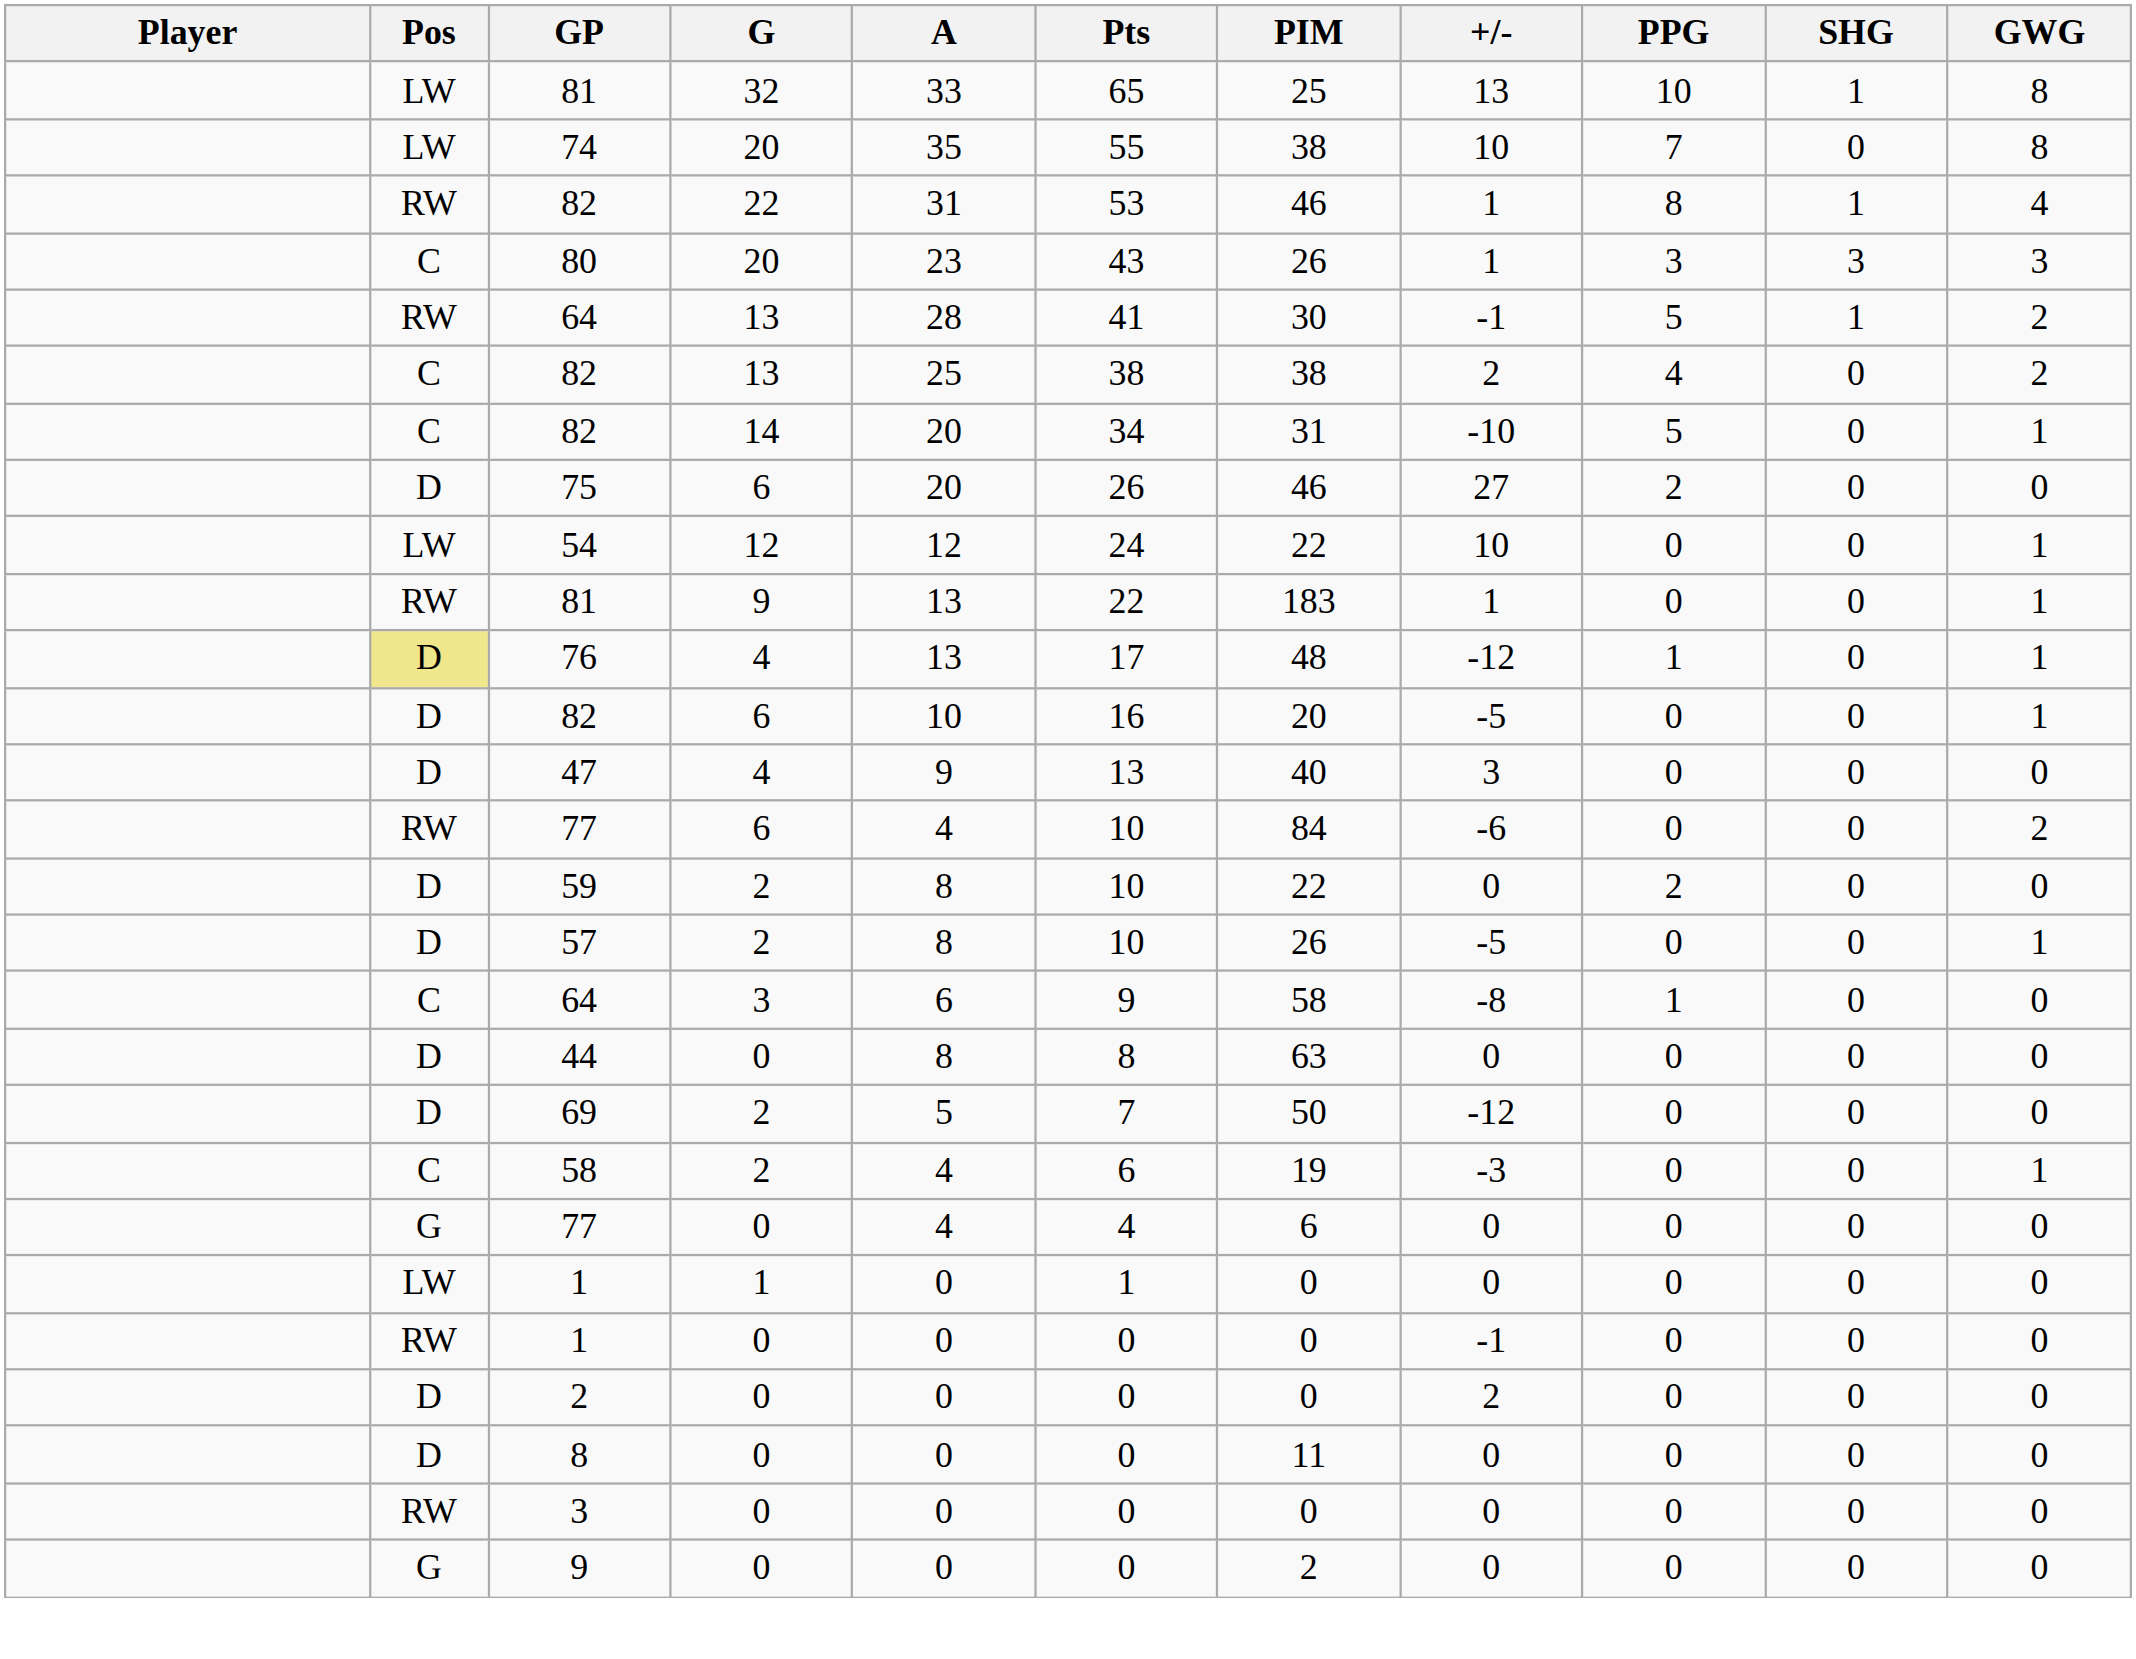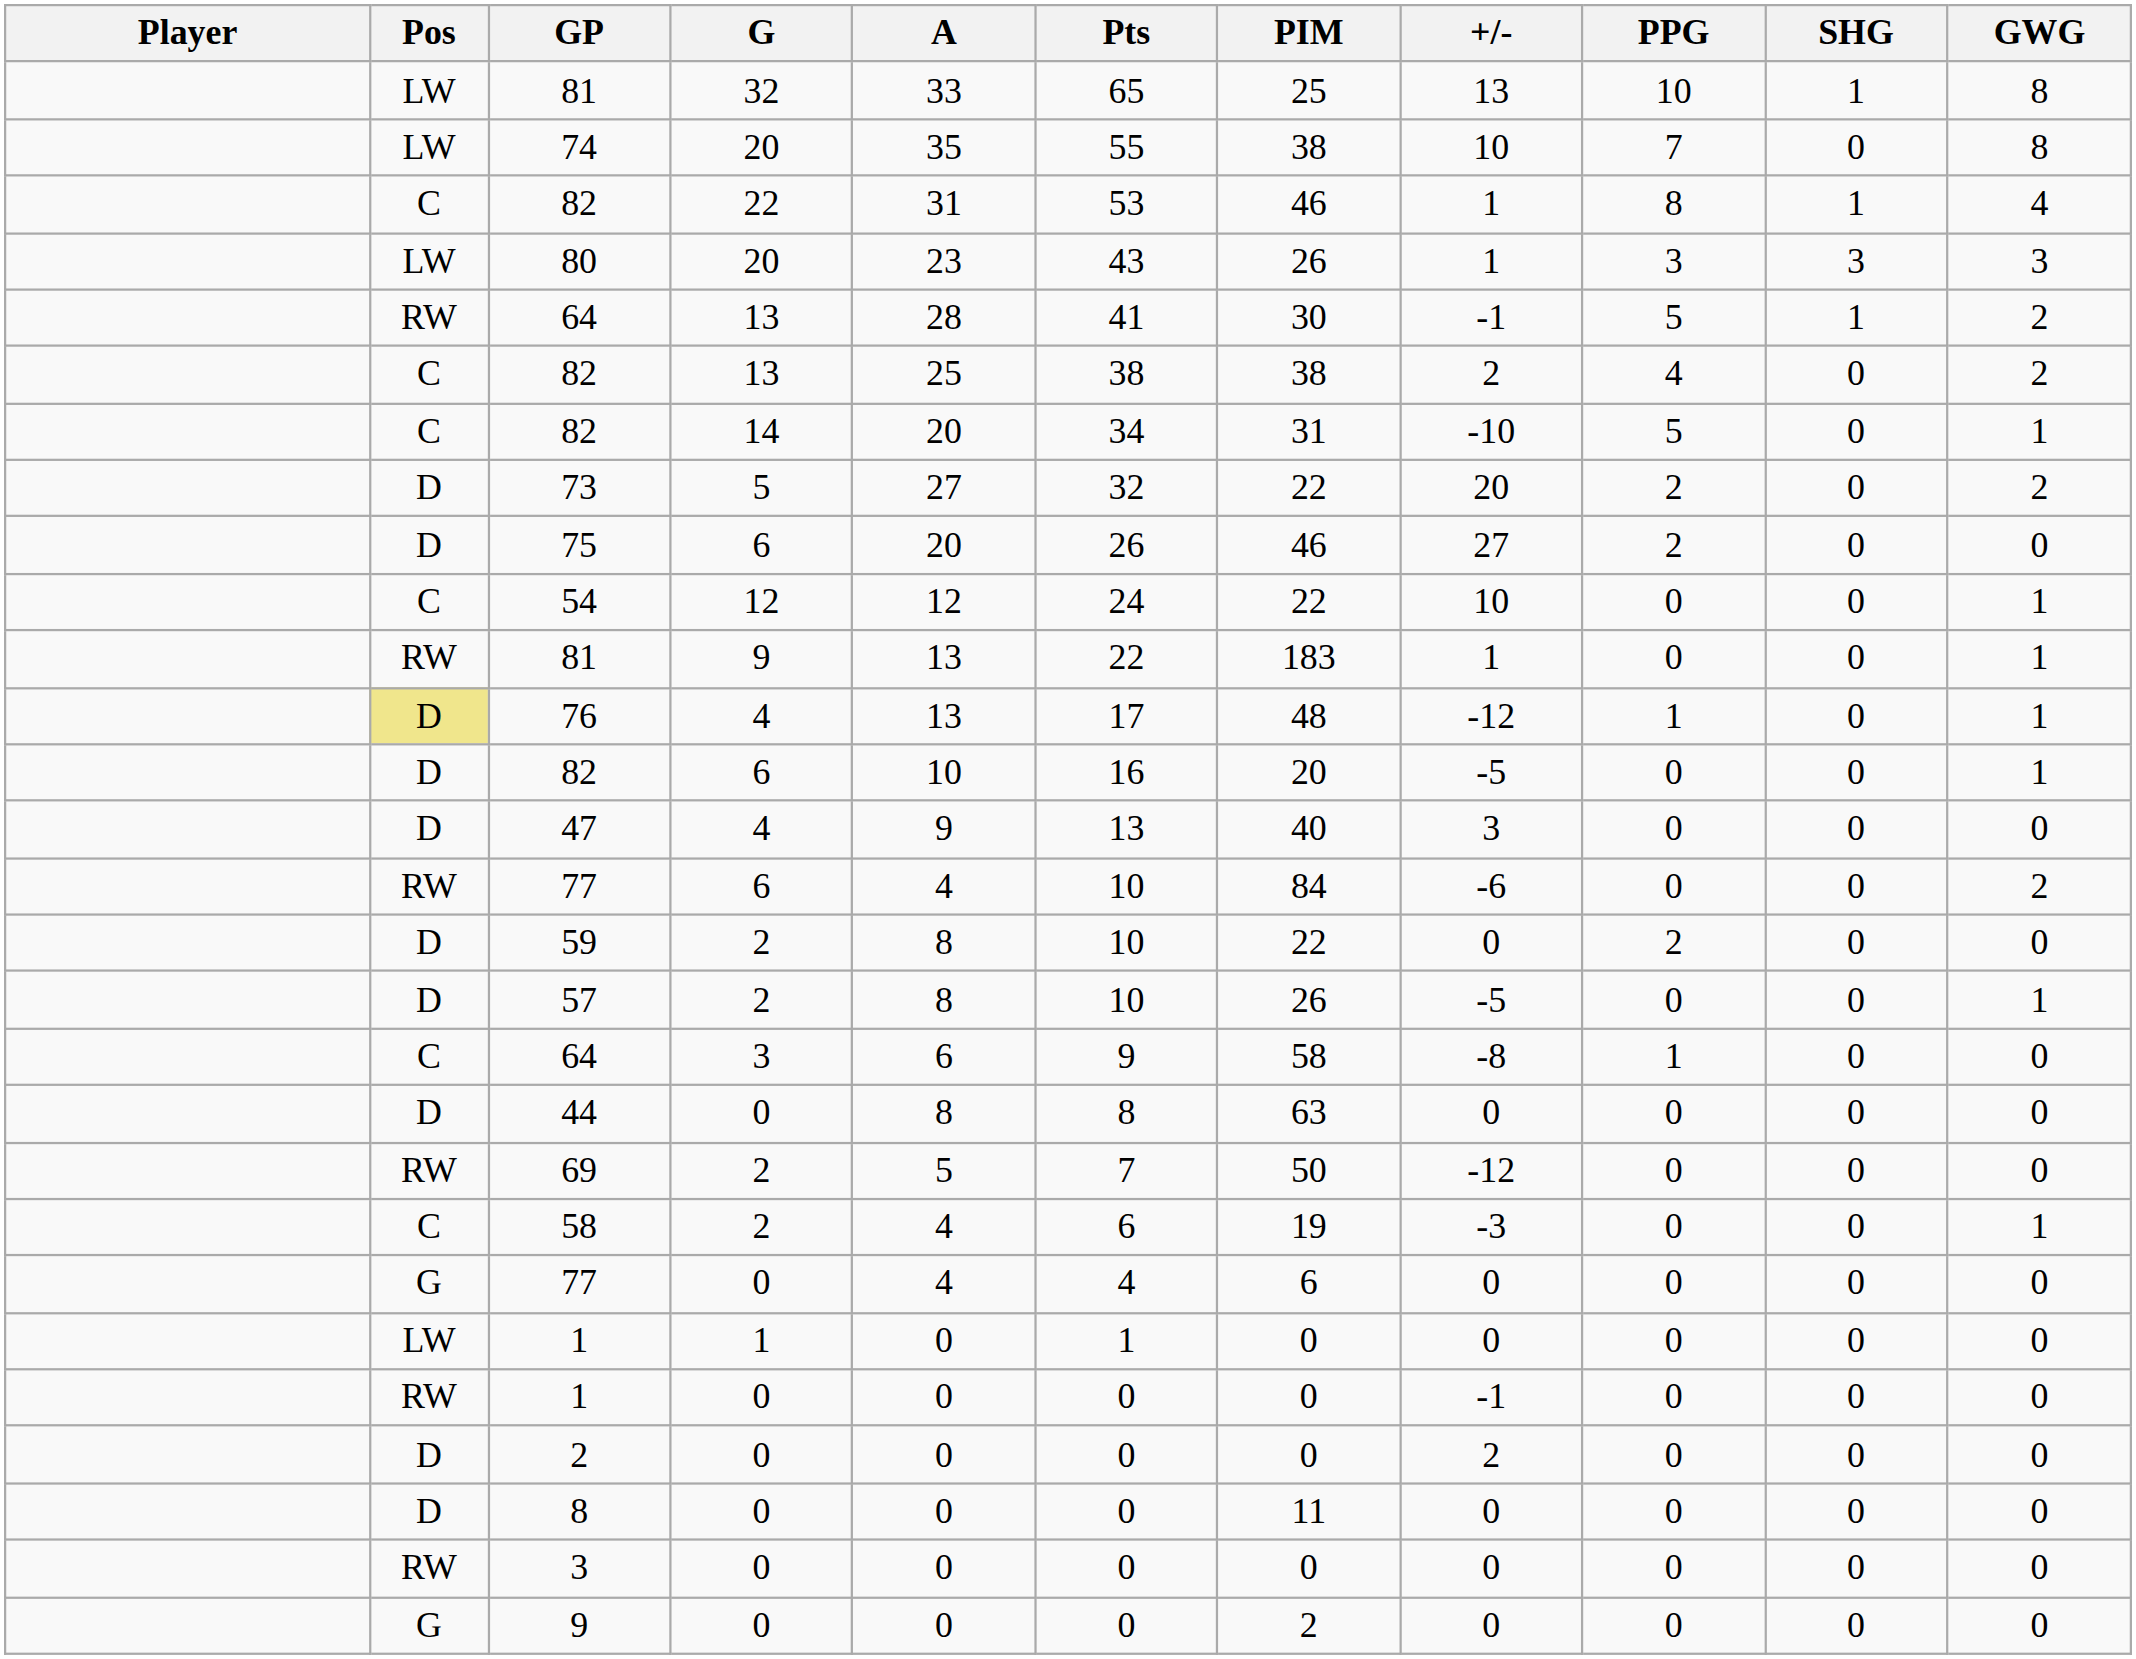(429, 203) RW -> (429, 203) C
(429, 260) C -> (429, 260) LW
+ row: (579, 487)
(429, 544) LW -> (429, 601) C
(429, 1112) D -> (429, 1169) RW
